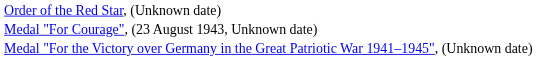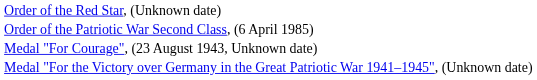+ row: (159, 29)
